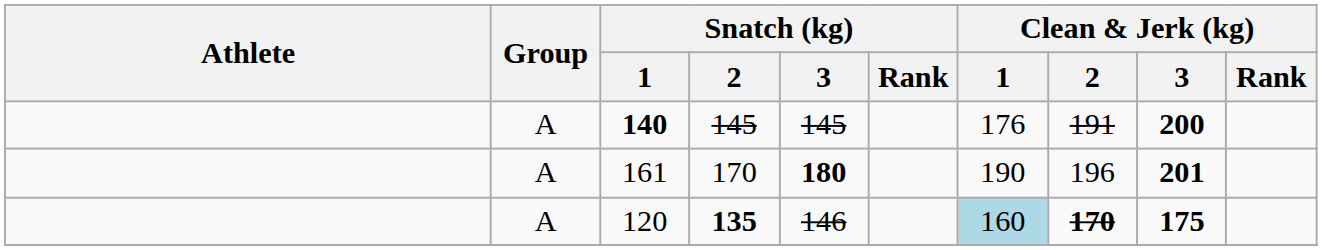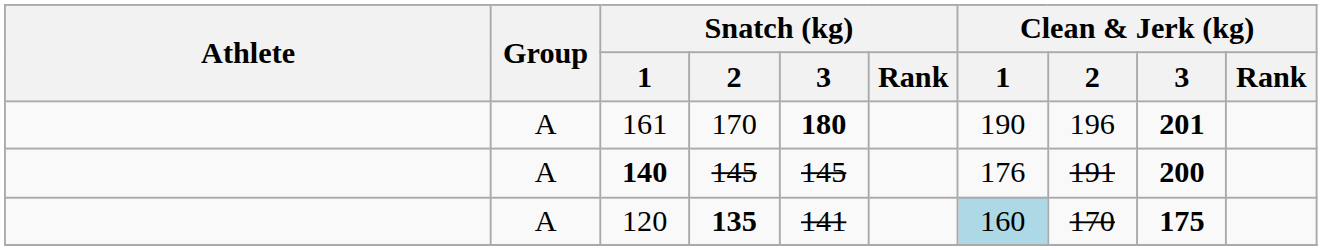rows swapped: (645, 172) <-> (645, 124)
(824, 220) 146 -> (824, 220) 141
(1092, 220) bold -> (1092, 220) normal
